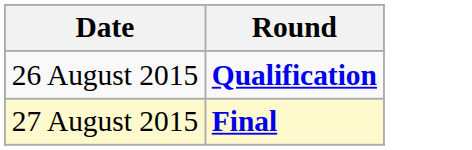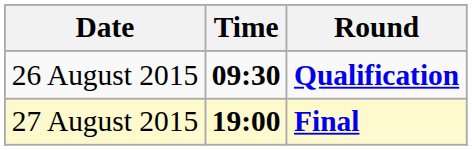+ column: (246, 27)
